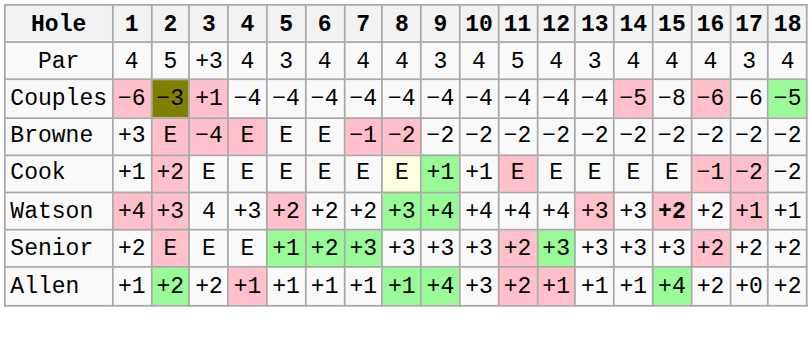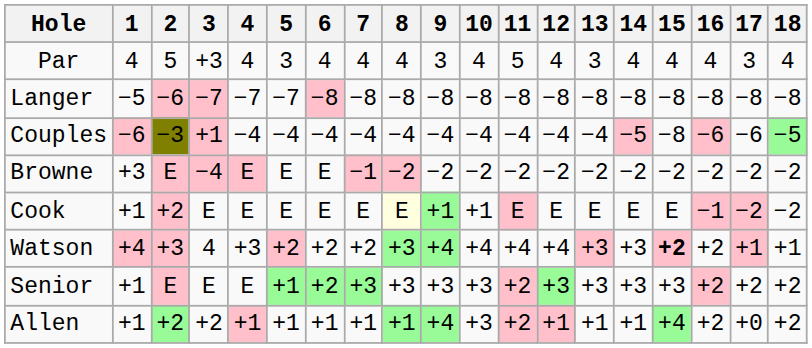+ row: (52, 99)
(132, 249) +2 -> (132, 286) +1
